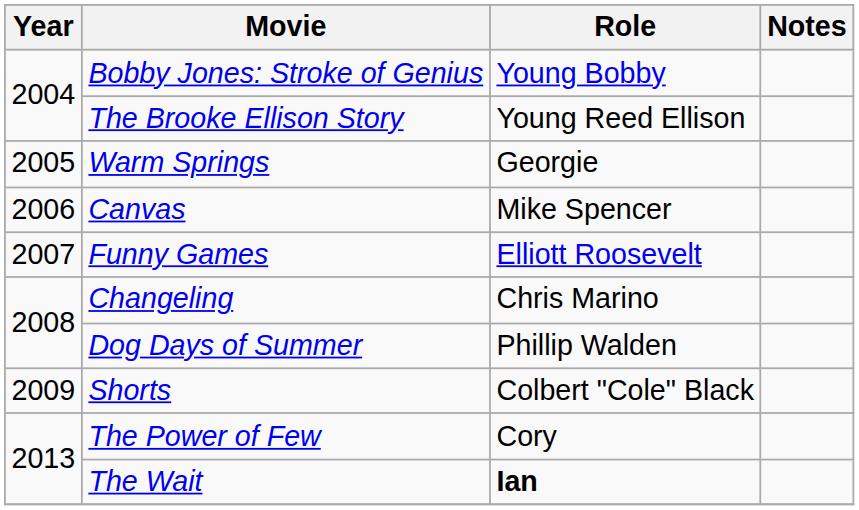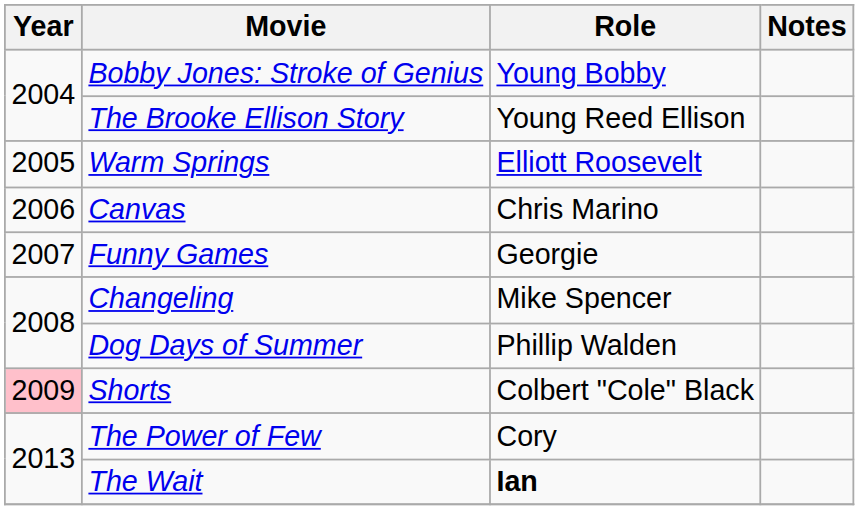(547, 163) Georgie -> (599, 163) Elliott Roosevelt
(584, 208) Mike Spencer -> (578, 208) Chris Marino
(599, 254) Elliott Roosevelt -> (547, 254) Georgie
(578, 299) Chris Marino -> (584, 299) Mike Spencer
(43, 390) no background -> (43, 390) pink background
